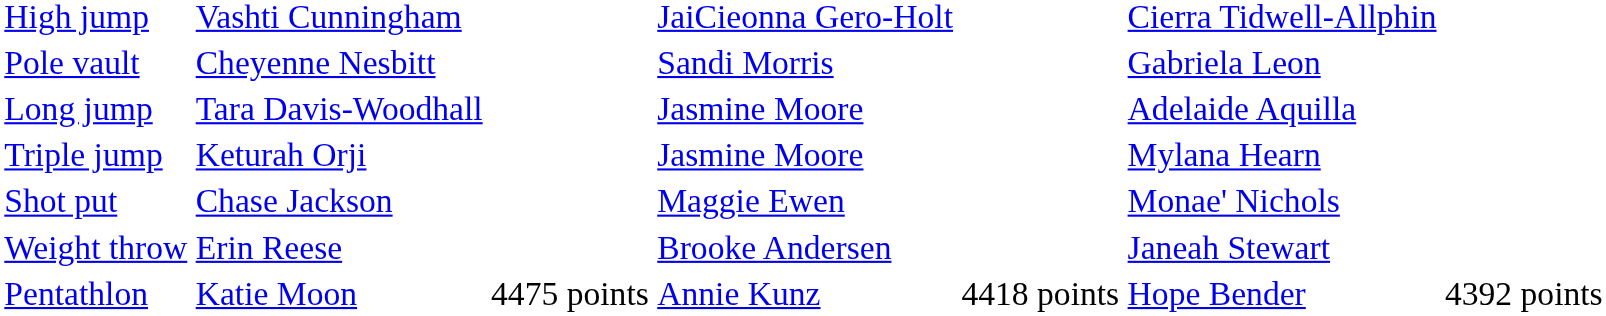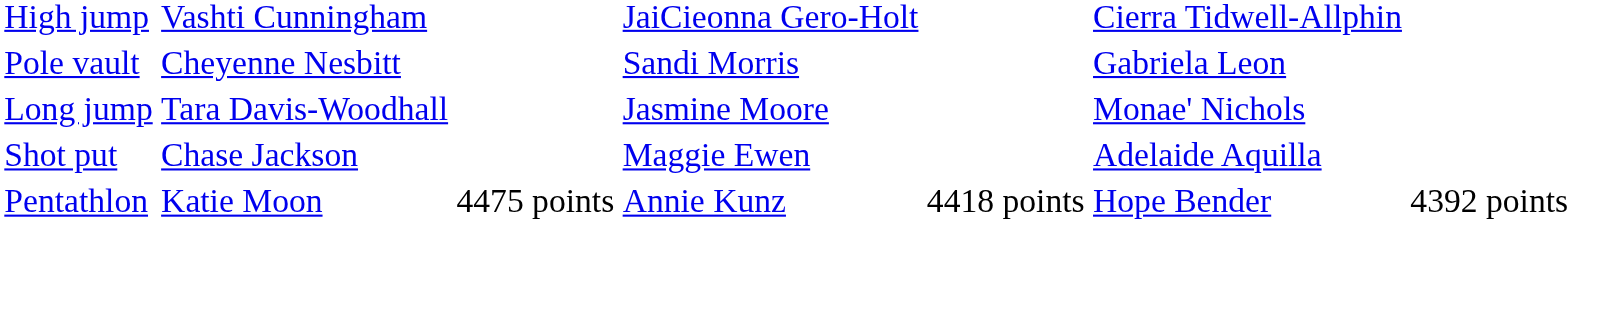(1242, 109) Adelaide Aquilla -> (1199, 109) Monae' Nichols
- row: (83, 155)
(1234, 201) Monae' Nichols -> (1207, 155) Adelaide Aquilla
- row: (96, 247)
